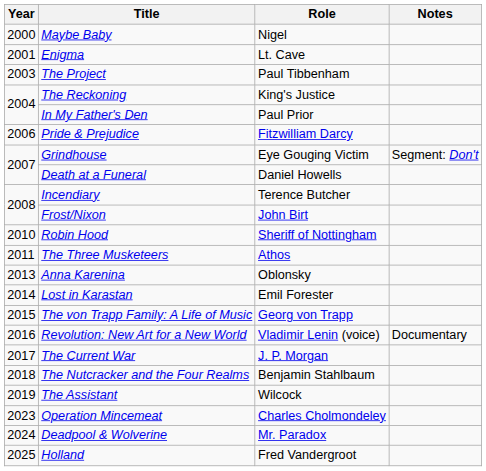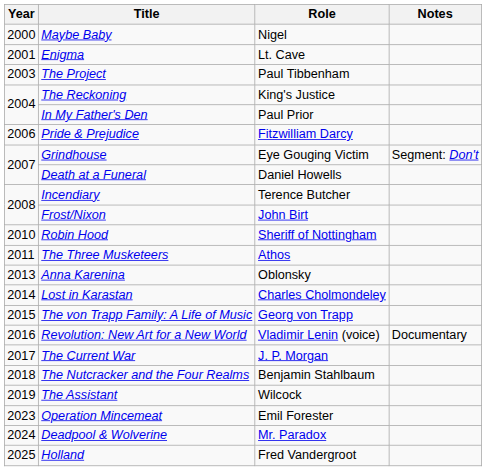(296, 295) Emil Forester -> (322, 295) Charles Cholmondeley
(322, 415) Charles Cholmondeley -> (296, 415) Emil Forester
